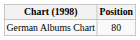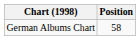(116, 27) 80 -> (116, 27) 58
